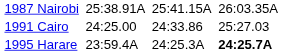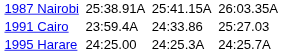(111, 26) 24:25.00 -> (112, 26) 23:59.4A
(112, 45) 23:59.4A -> (111, 45) 24:25.00
(245, 45) bold -> (244, 45) normal
